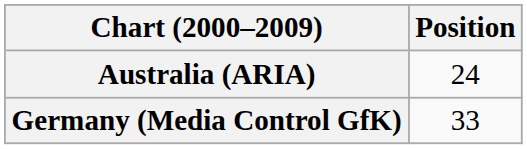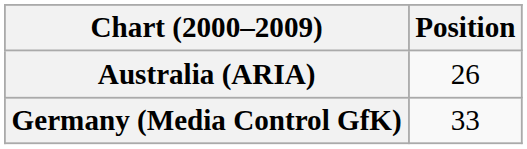(465, 73) 24 -> (465, 73) 26
